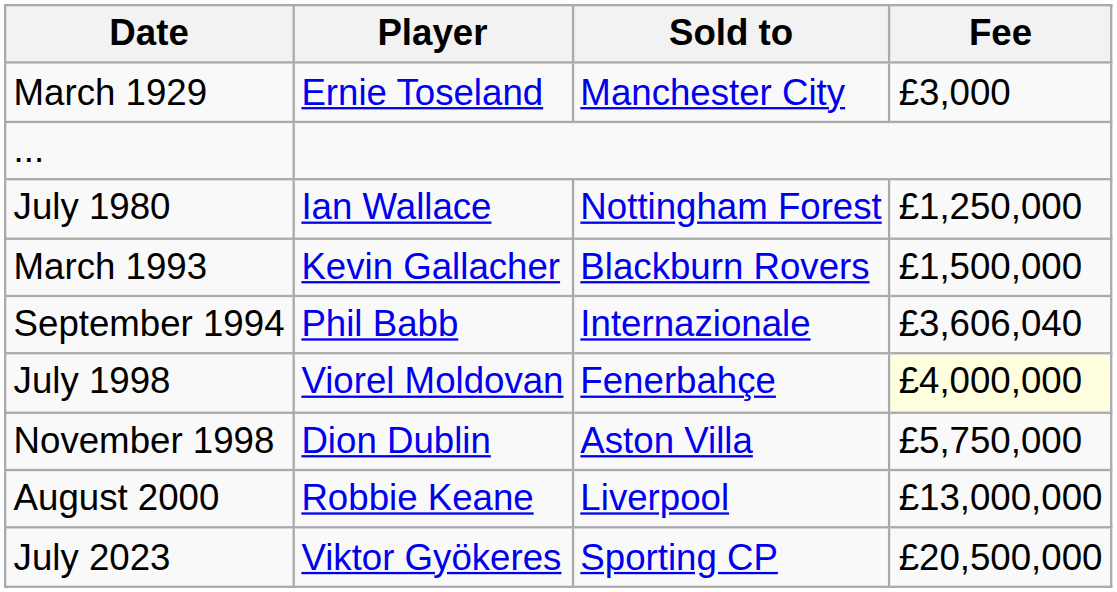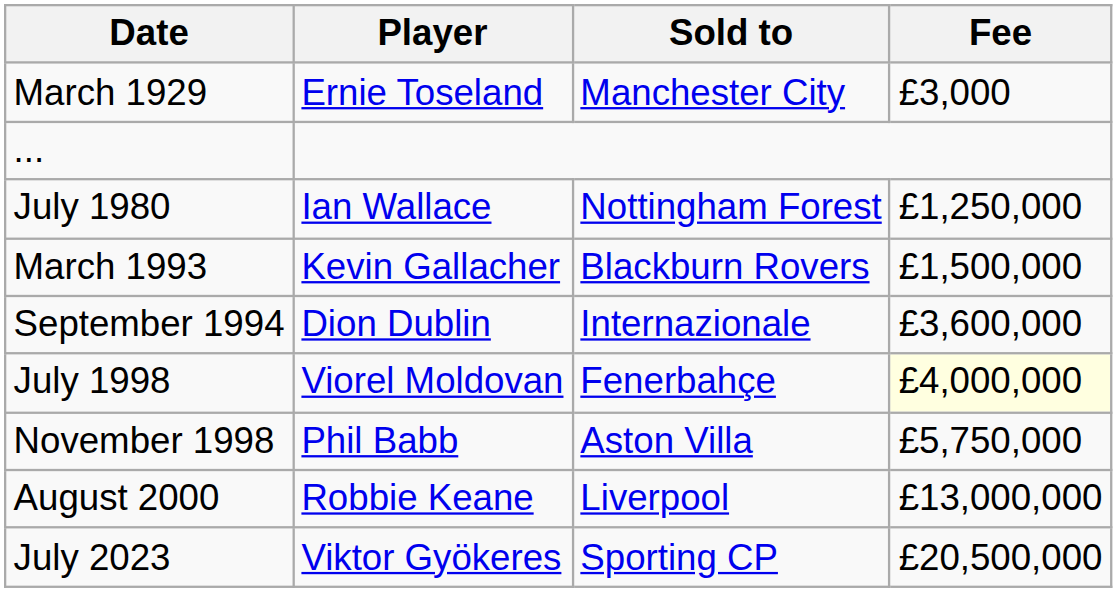(380, 324) Phil Babb -> (396, 324) Dion Dublin
(990, 324) £3,606,040 -> (990, 324) £3,600,000
(396, 440) Dion Dublin -> (380, 440) Phil Babb
